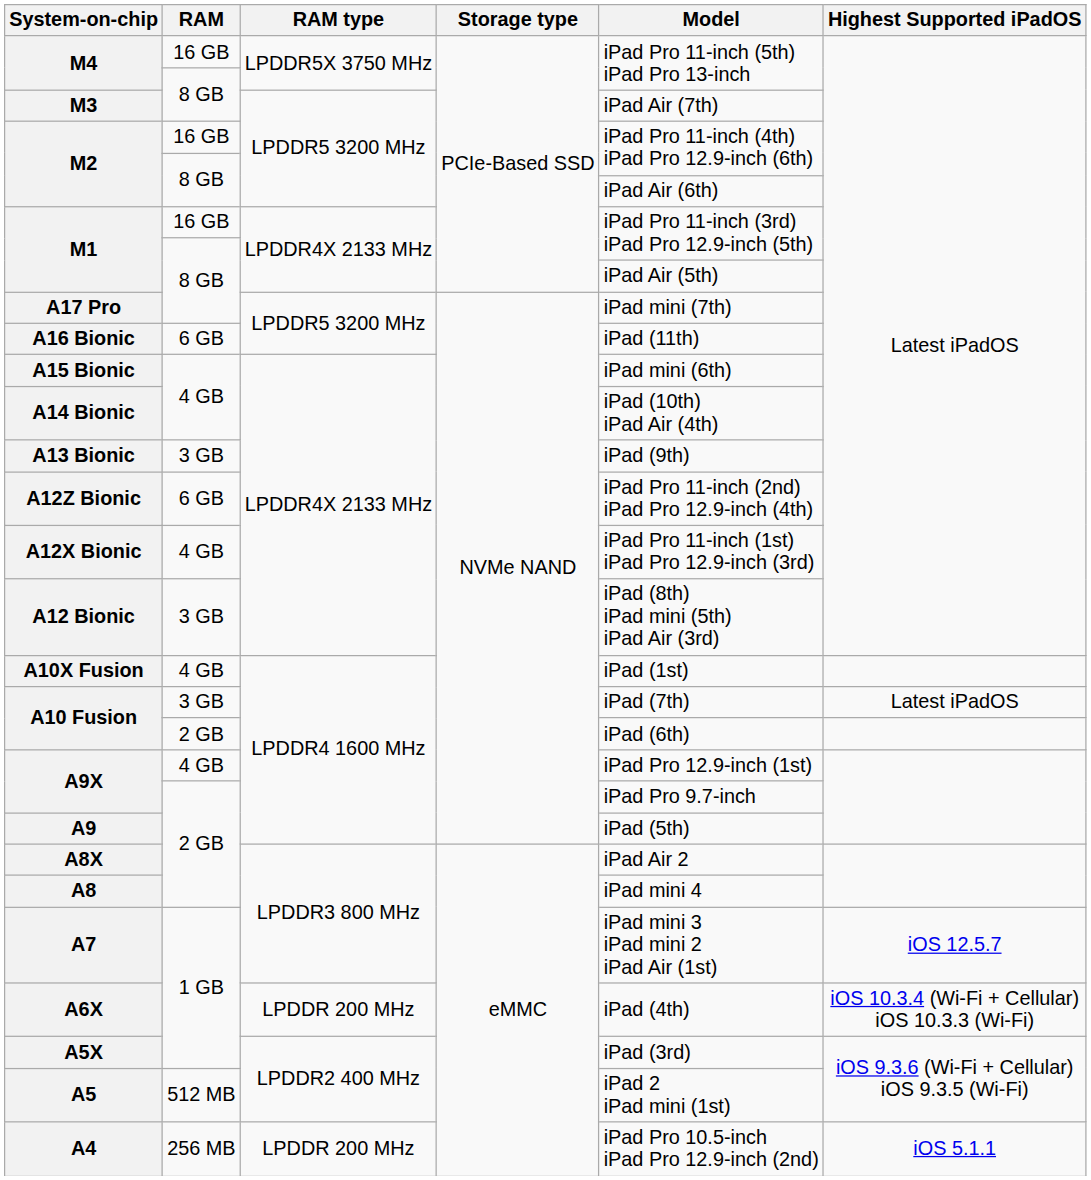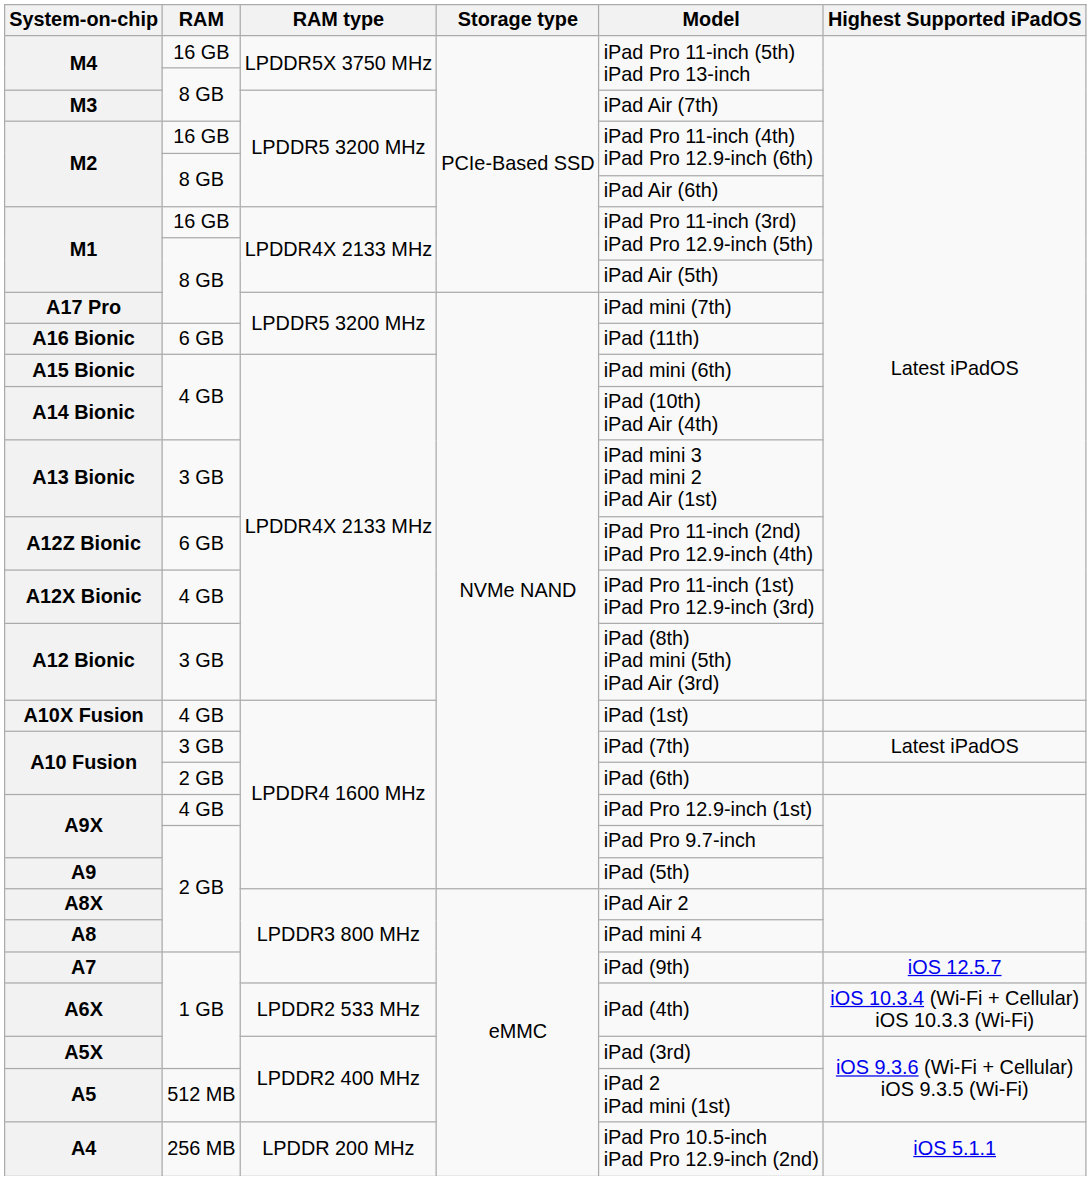(647, 455) iPad (9th) -> (660, 477) iPad mini 3 iPad mini 2 iPad Air (1st)
(660, 944) iPad mini 3 iPad mini 2 iPad Air (1st) -> (647, 967) iPad (9th)
(338, 1009) LPDDR 200 MHz -> (338, 1009) LPDDR2 533 MHz
